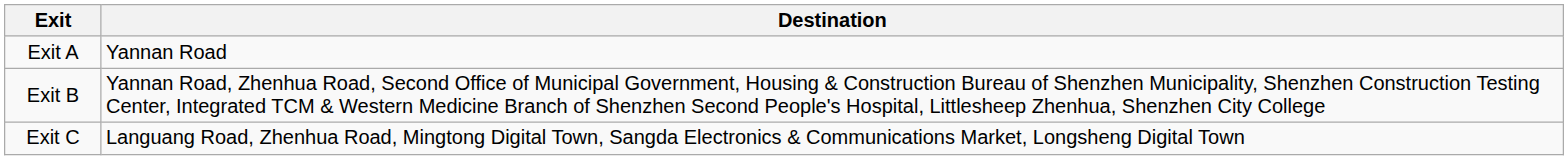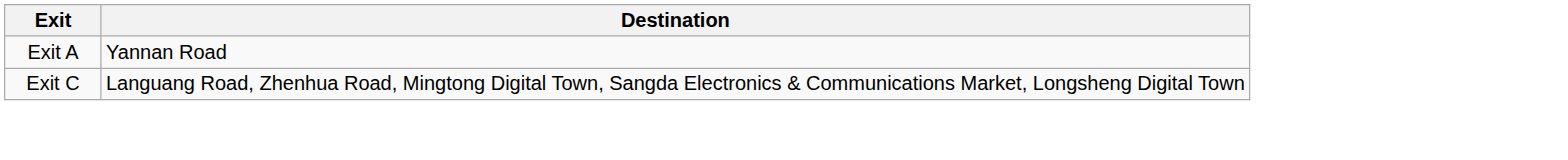- row: (53, 95)
